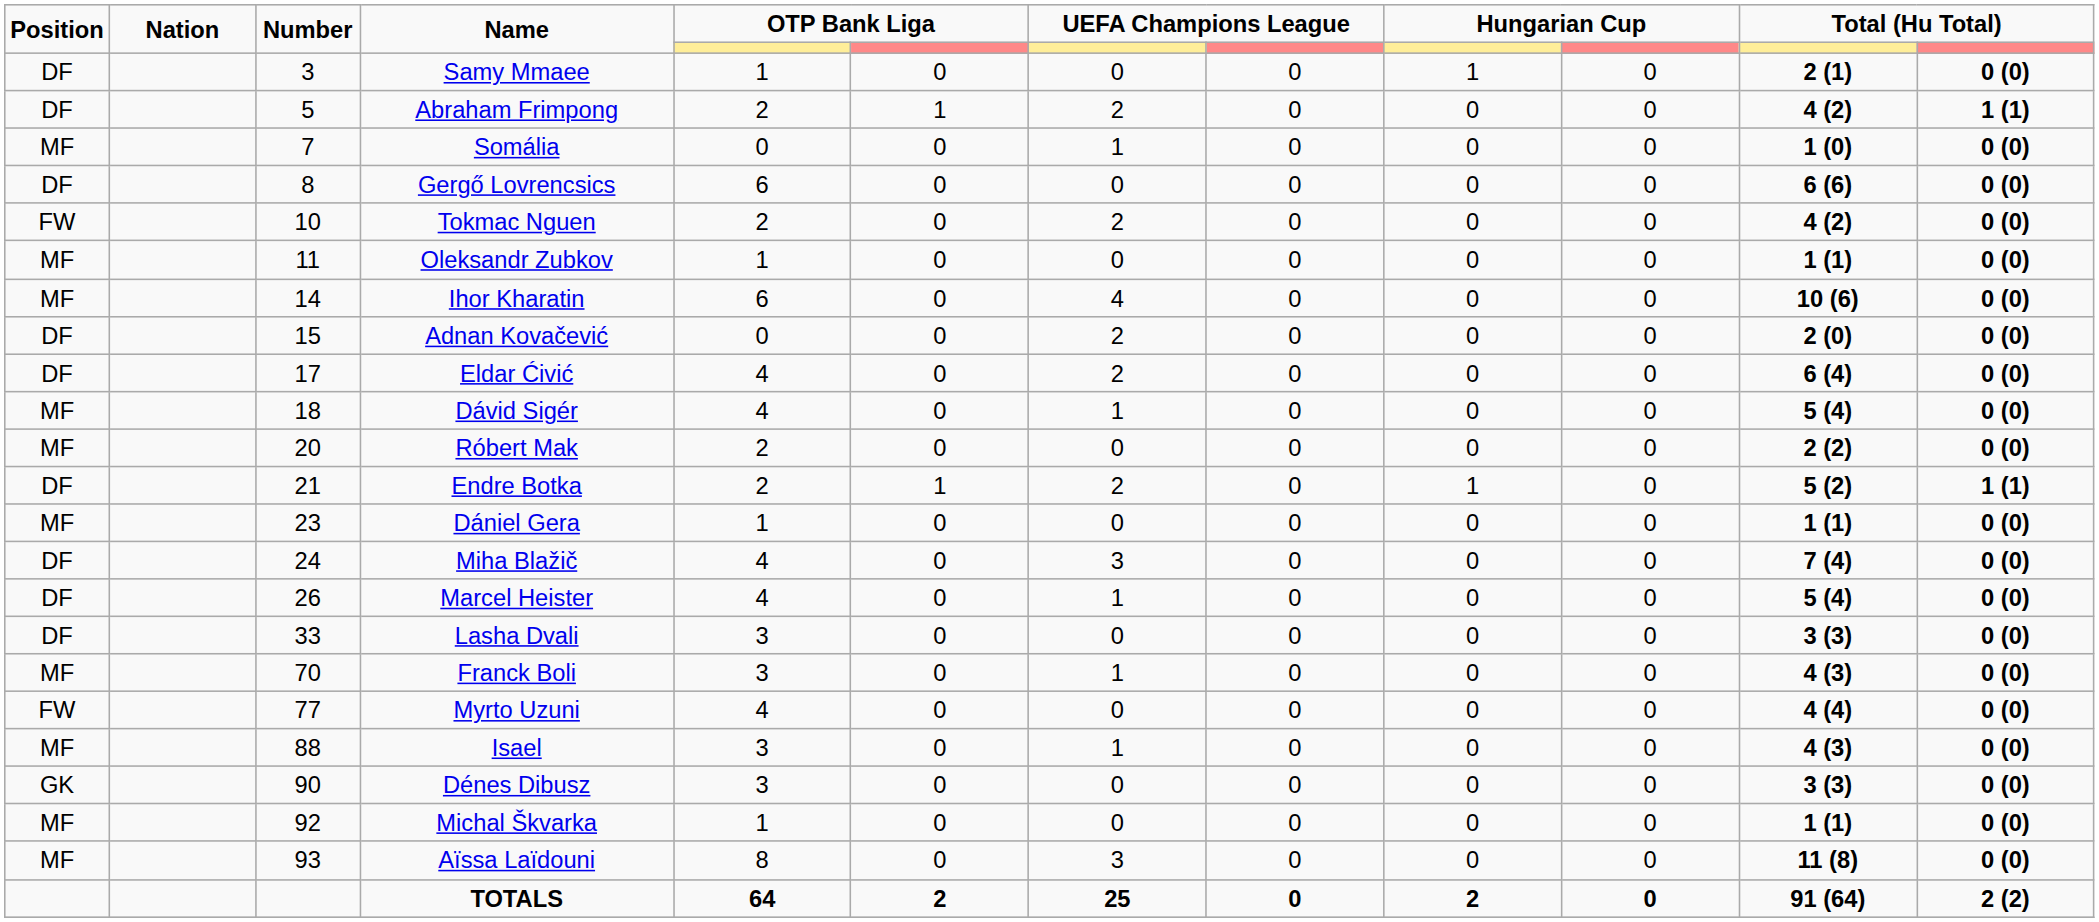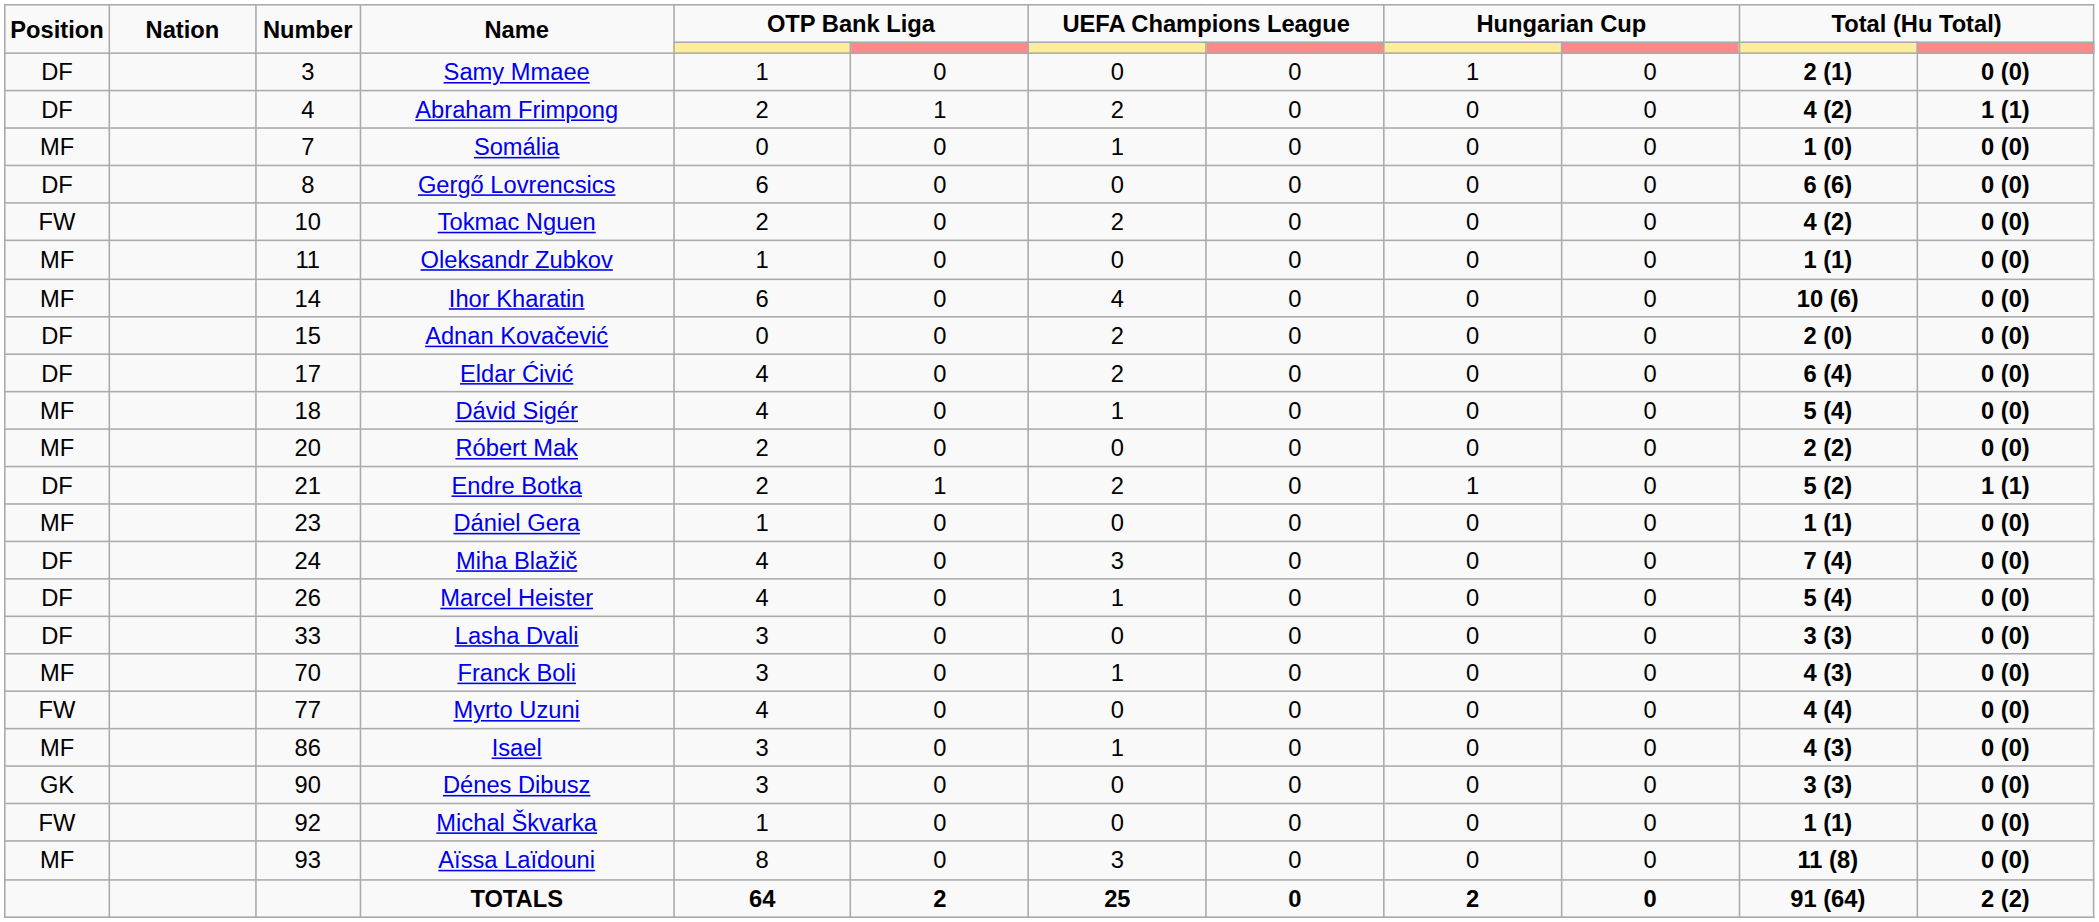(308, 110) 5 -> (308, 110) 4
(308, 748) 88 -> (308, 748) 86
(57, 823) MF -> (57, 823) FW
